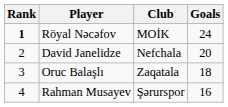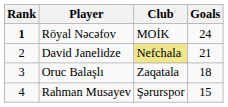(159, 53) no background -> (159, 53) khaki background
(205, 53) 20 -> (205, 53) 21
(205, 92) 16 -> (205, 92) 15
